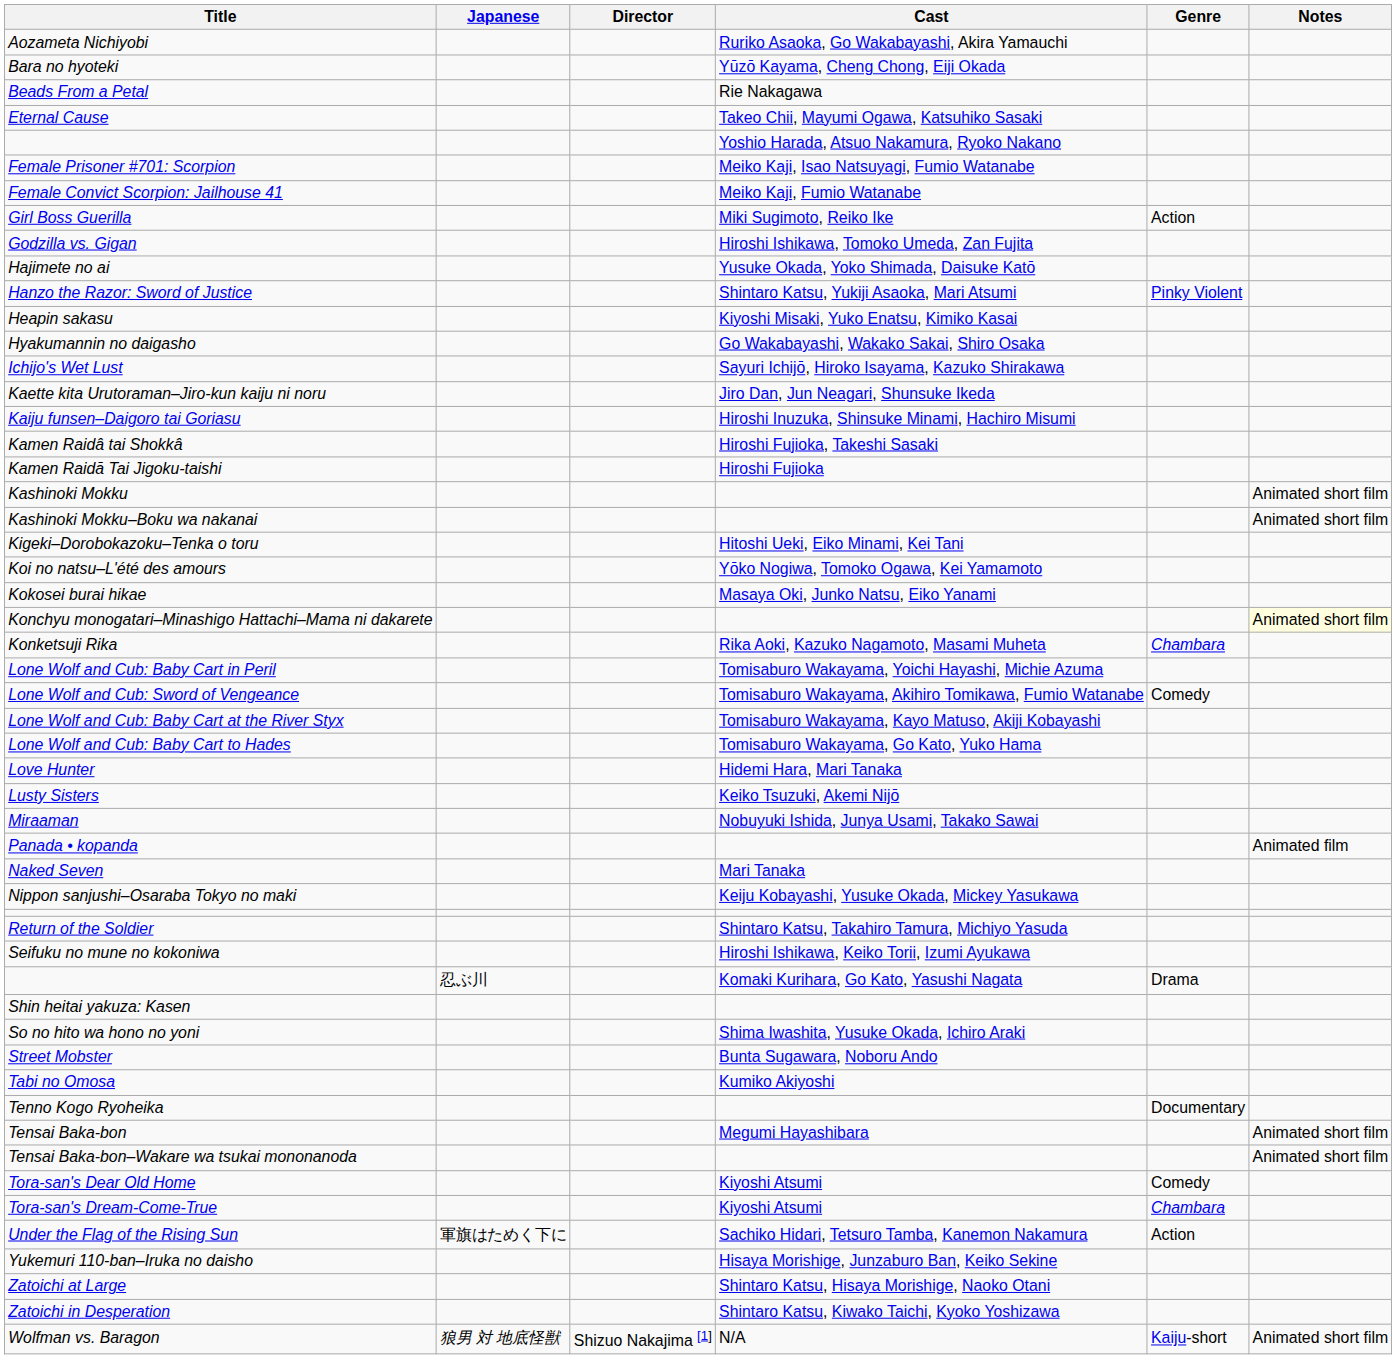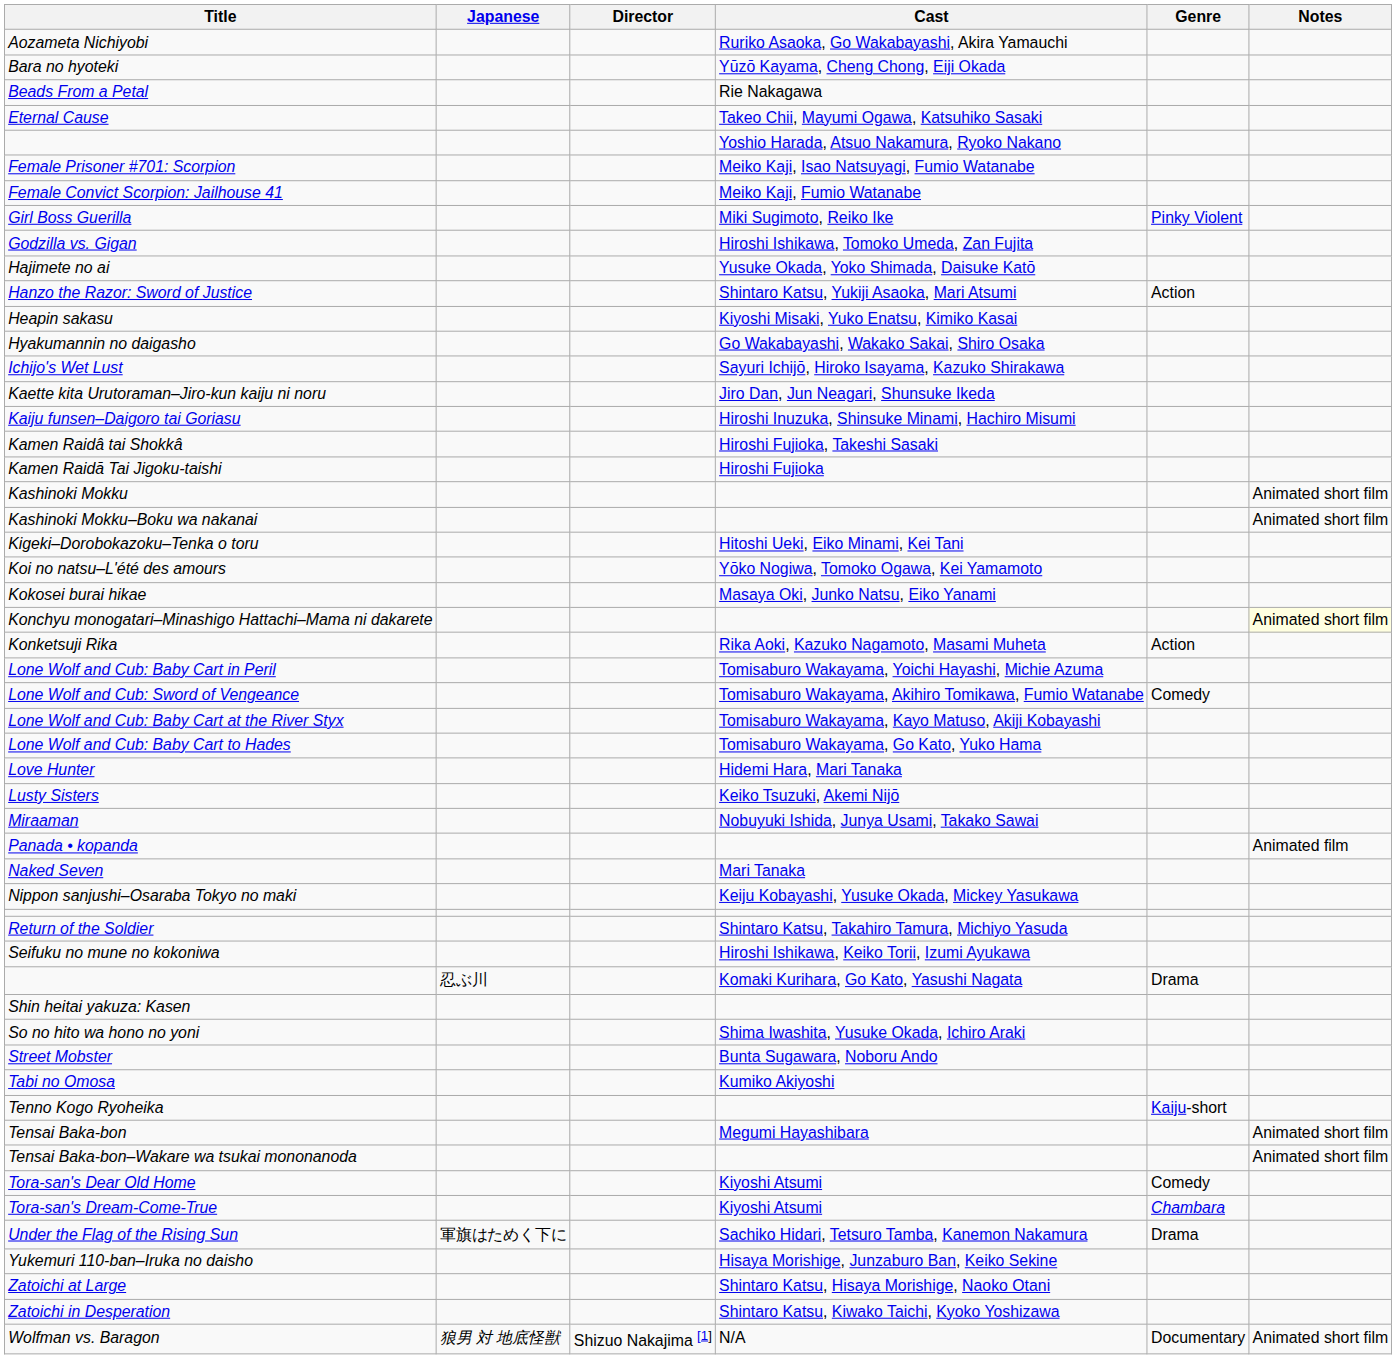(1173, 218) Action -> (1197, 218) Pinky Violent
(1197, 293) Pinky Violent -> (1173, 293) Action
(1188, 645) Chambara -> (1173, 645) Action
(1198, 1107) Documentary -> (1189, 1107) Kaiju-short
(1173, 1234) Action -> (1175, 1234) Drama
(1189, 1338) Kaiju-short -> (1198, 1338) Documentary
